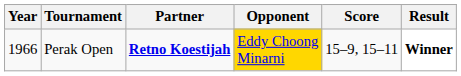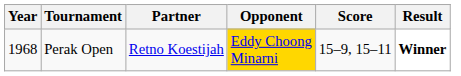(23, 49) 1966 -> (23, 49) 1968
(180, 49) bold -> (176, 49) normal
